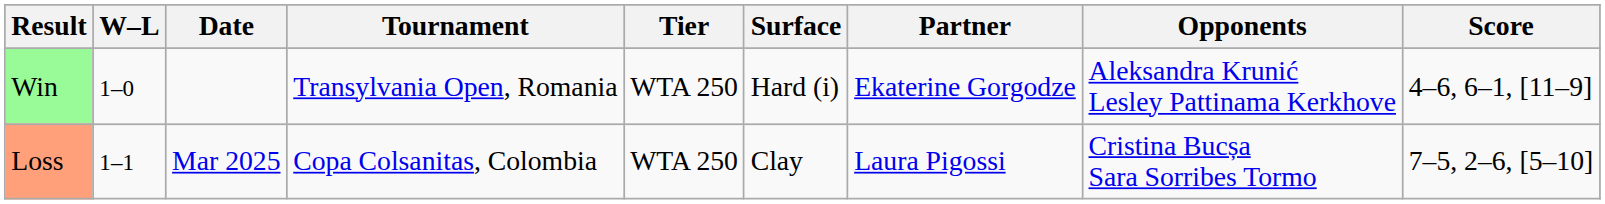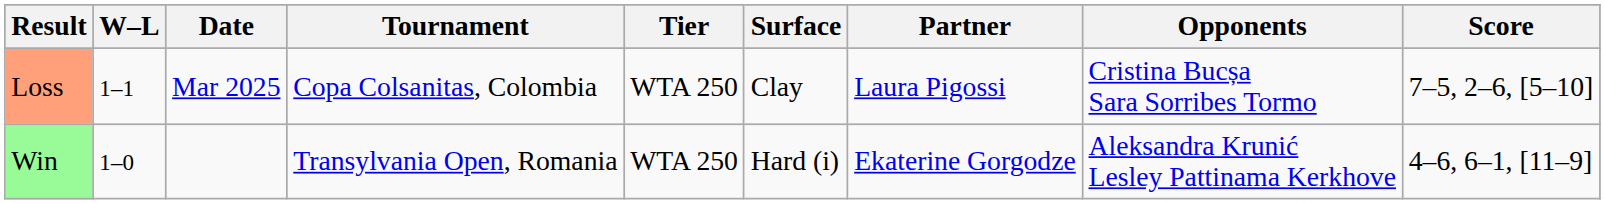rows swapped: (35, 85) <-> (37, 160)
